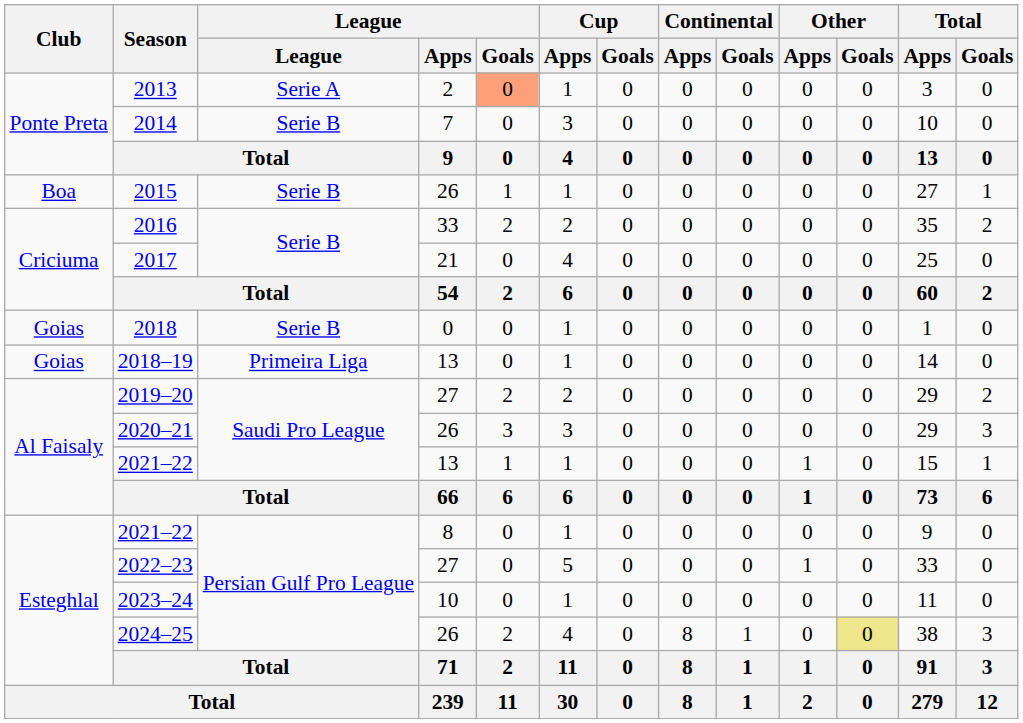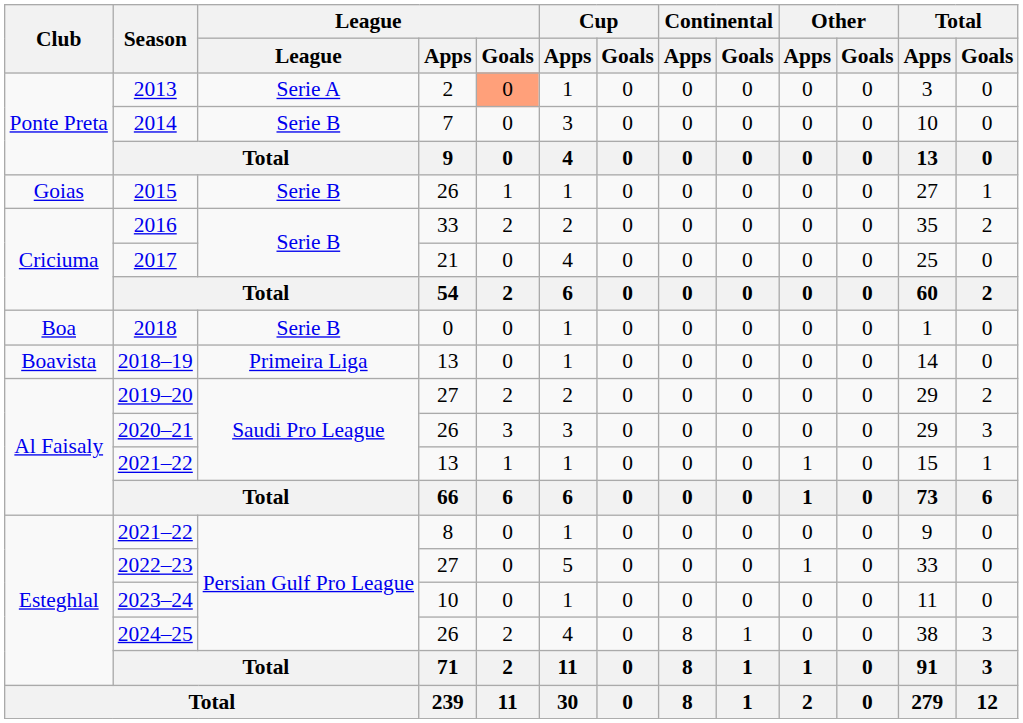(59, 191) Boa -> (59, 191) Goias
(59, 327) Goias -> (59, 327) Boa
(59, 361) Goias -> (59, 361) Boavista
(867, 633) khaki background -> (867, 633) no background
